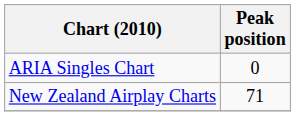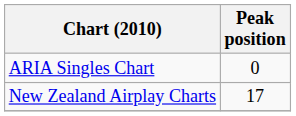(255, 96) 71 -> (255, 96) 17
